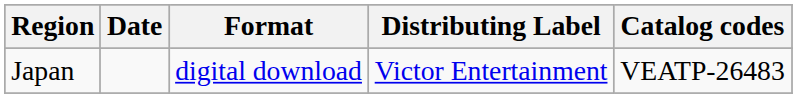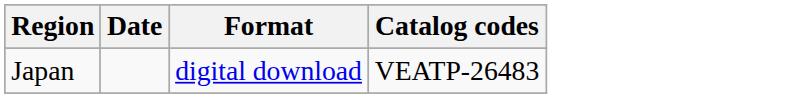- column: (491, 26)
